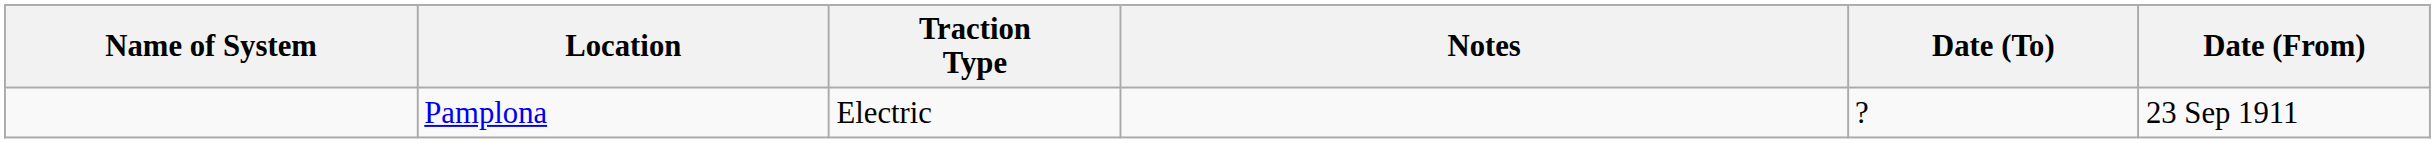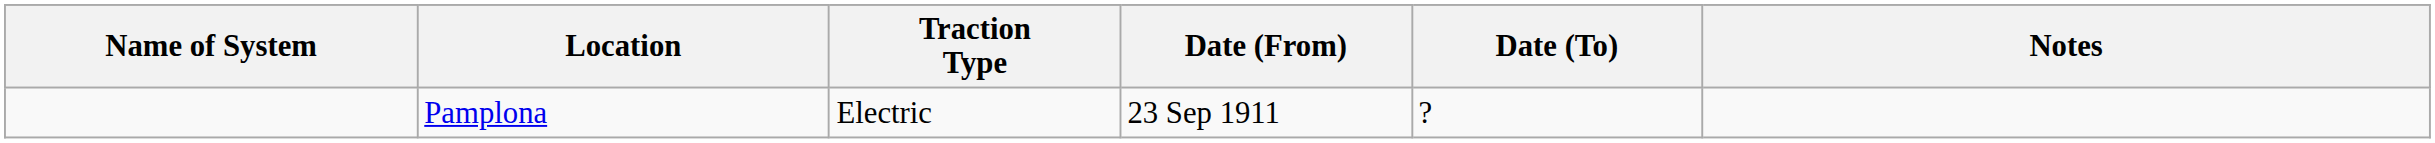columns swapped: (2284, 46) <-> (1484, 46)
